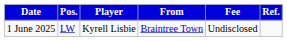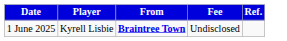- column: (69, 12)
(172, 28) normal -> (152, 28) bold
